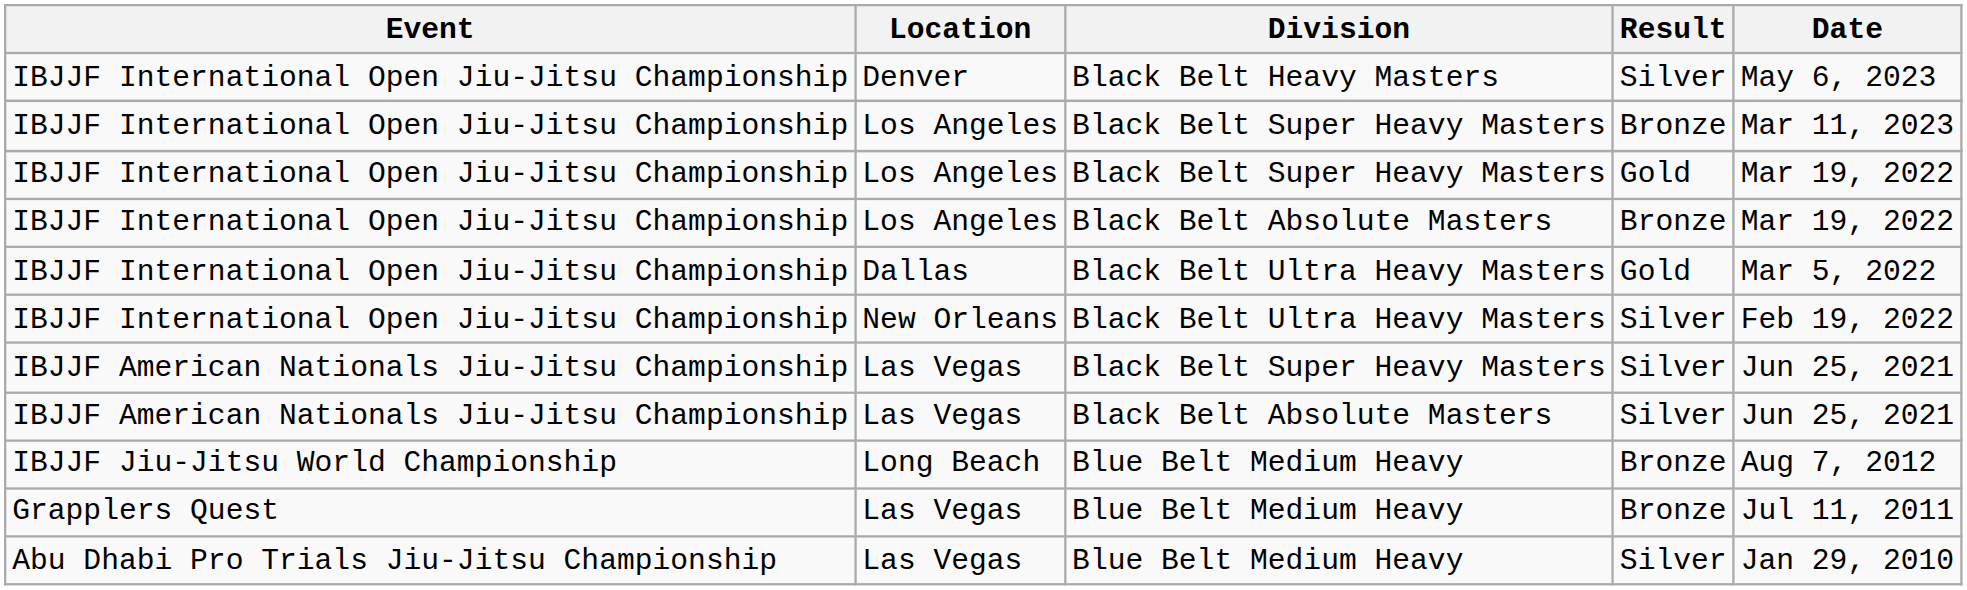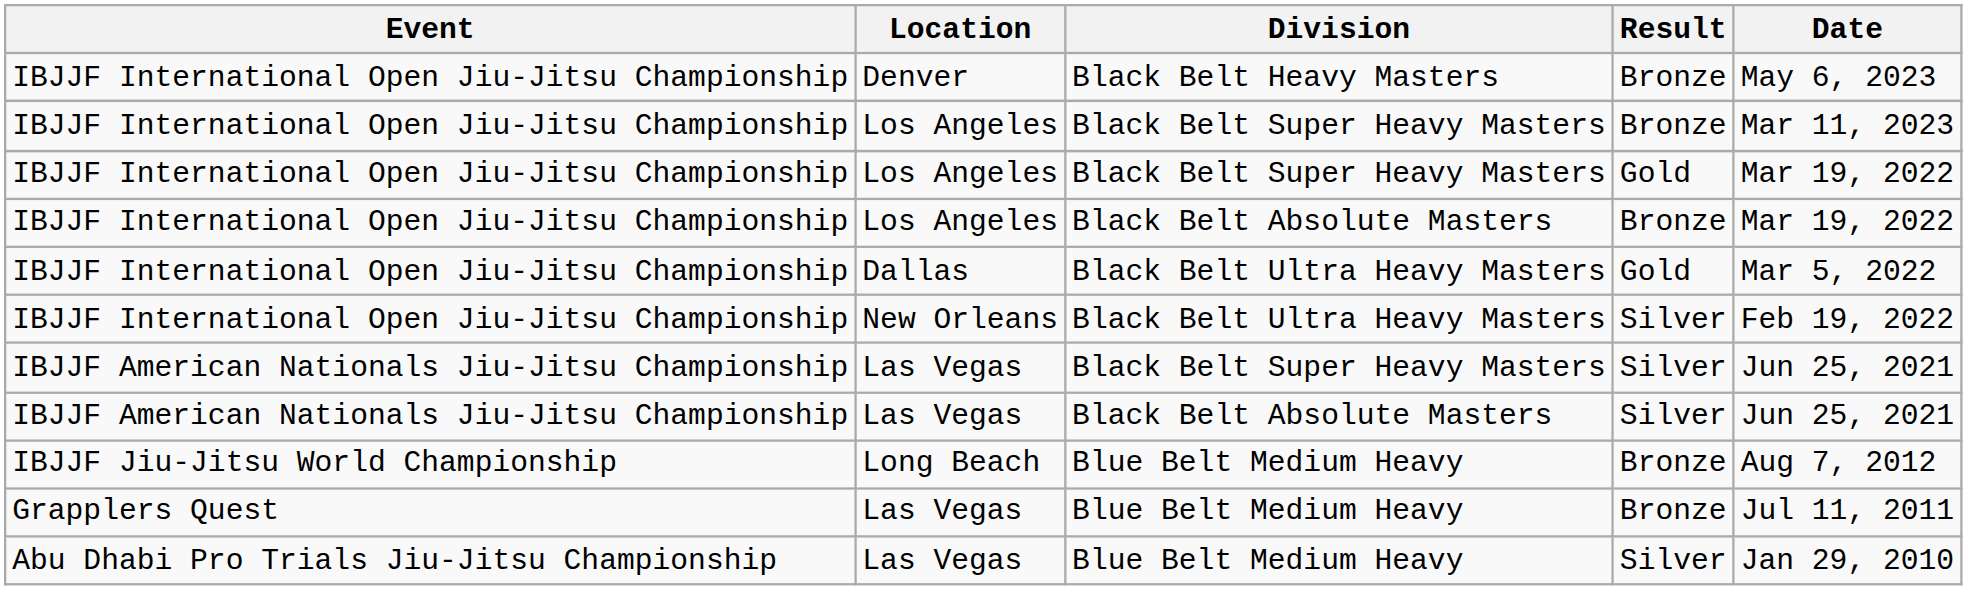(1673, 78) Silver -> (1673, 78) Bronze
